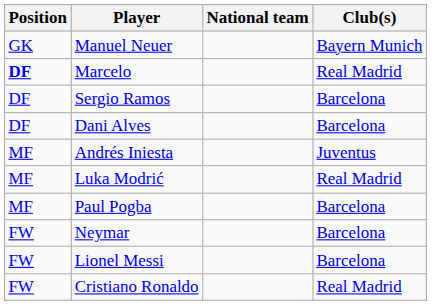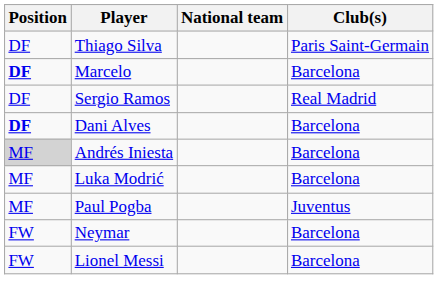- row: (123, 44)
+ row: (118, 44)
(359, 71) Real Madrid -> (325, 71) Barcelona
(351, 98) Barcelona -> (334, 98) Real Madrid
(19, 125) normal -> (20, 125) bold
(21, 152) no background -> (21, 152) lightgrey background
(346, 152) Juventus -> (325, 152) Barcelona
(359, 179) Real Madrid -> (325, 179) Barcelona
(351, 206) Barcelona -> (321, 206) Juventus
- row: (137, 286)
